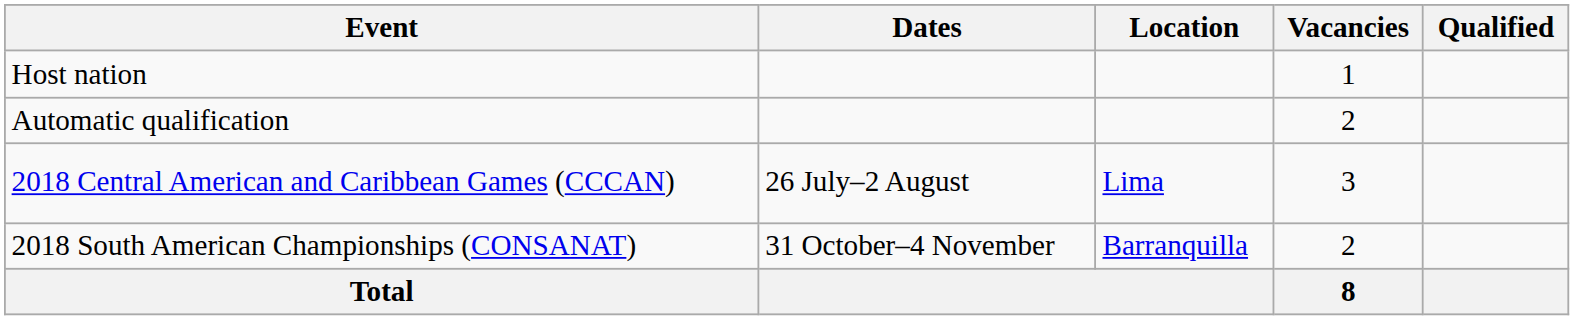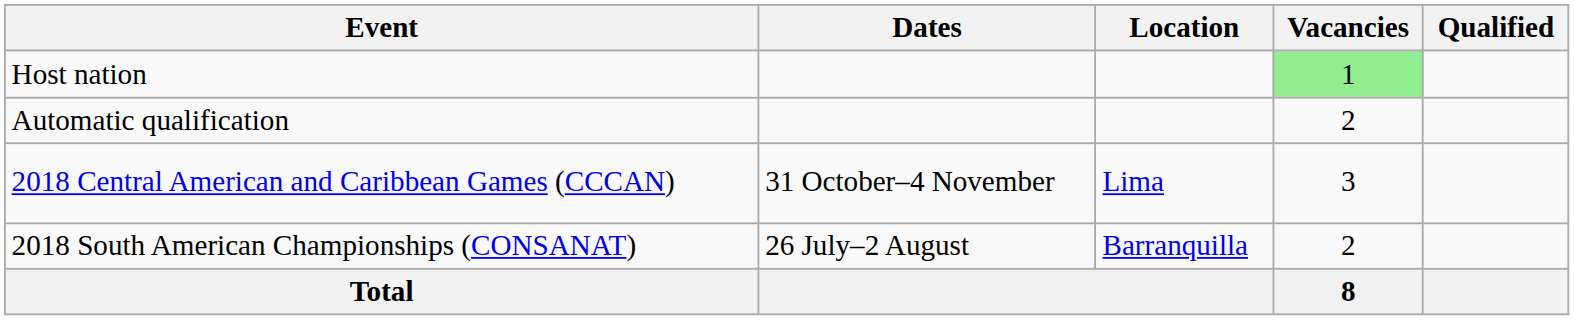(1348, 73) no background -> (1348, 73) lightgreen background
(867, 182) 26 July–2 August -> (910, 182) 31 October–4 November
(910, 245) 31 October–4 November -> (867, 245) 26 July–2 August
